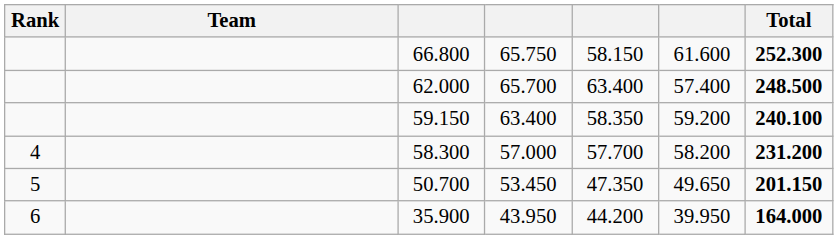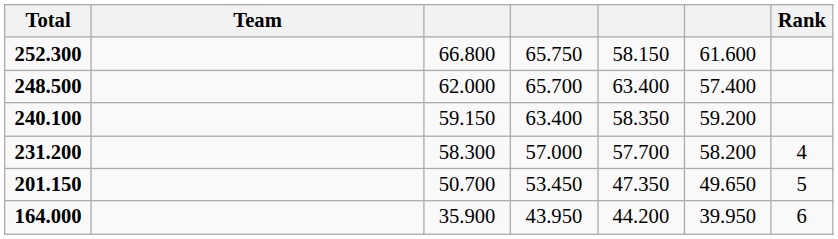columns swapped: (35, 20) <-> (789, 20)
